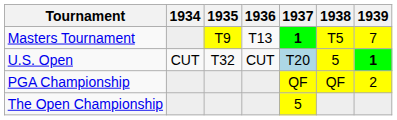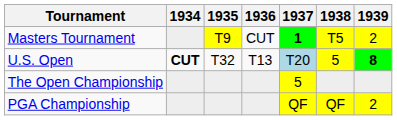(260, 38) T13 -> (260, 38) CUT
(373, 38) 7 -> (373, 38) 2
(185, 60) normal -> (185, 60) bold
(260, 60) CUT -> (260, 60) T13
(373, 60) 1 -> (373, 60) 8
rows swapped: (85, 104) <-> (69, 82)
